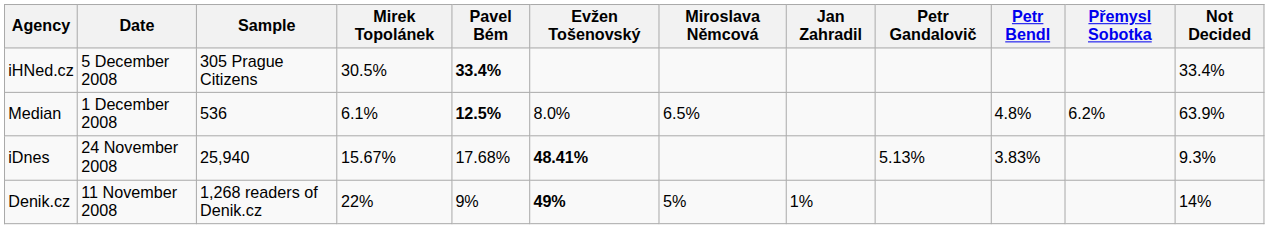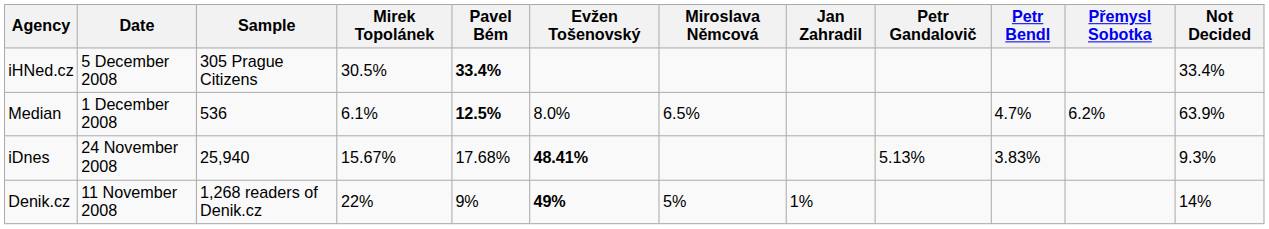(1013, 114) 4.8% -> (1013, 114) 4.7%
